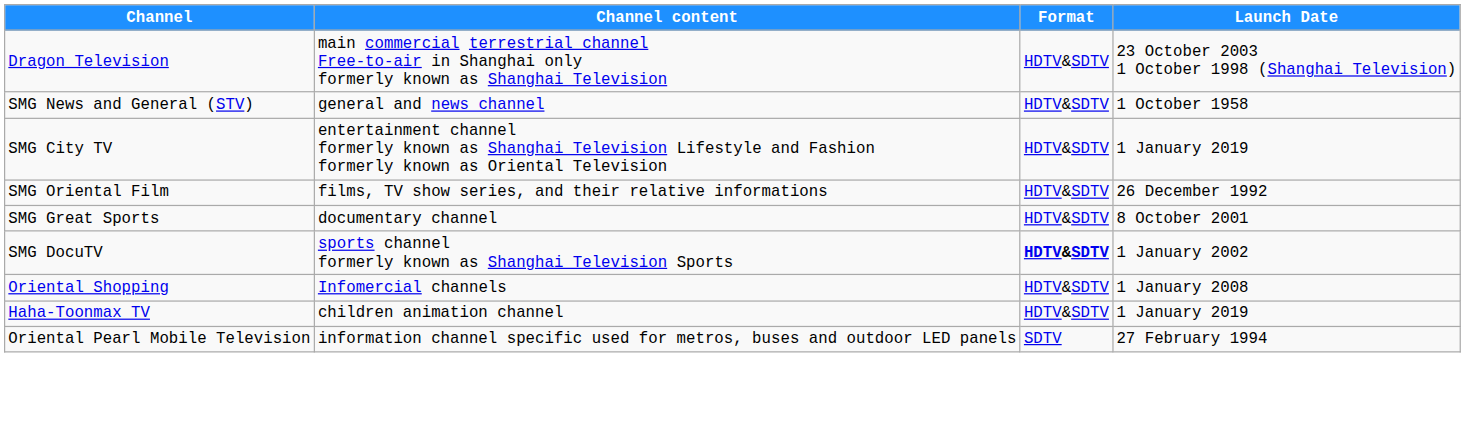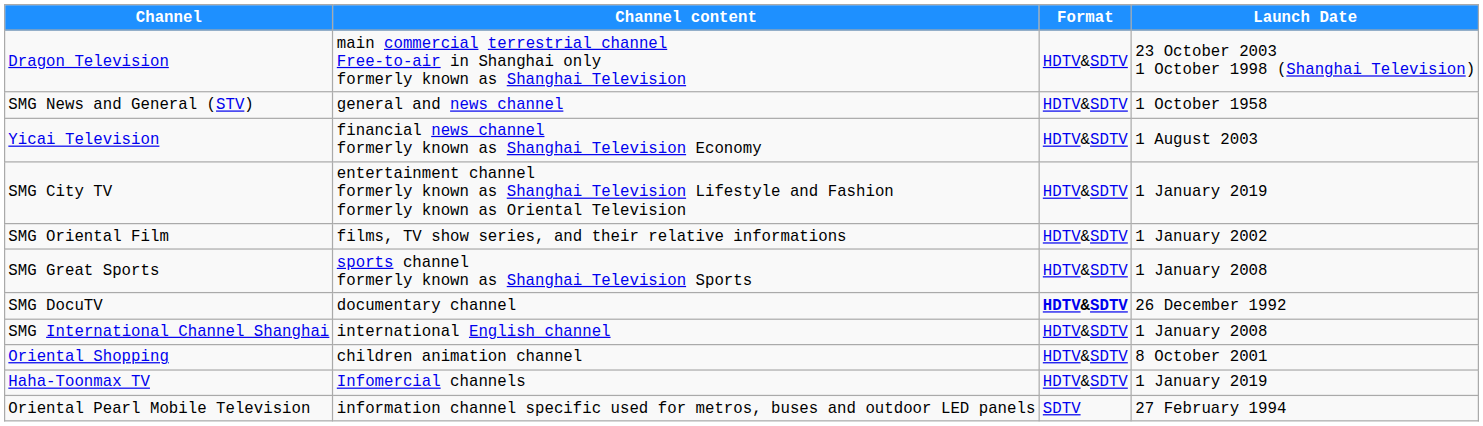+ row: (84, 140)
(1192, 193) 26 December 1992 -> (1201, 236) 1 January 2002
(408, 218) documentary channel -> (544, 271) sports channel formerly known as Shanghai Television Sports
(1182, 218) 8 October 2001 -> (1201, 271) 1 January 2008
(526, 253) sports channel formerly known as Shanghai Television Sports -> (426, 306) documentary channel
(1182, 253) 1 January 2002 -> (1211, 306) 26 December 1992
+ row: (169, 331)
(412, 288) Infomercial channels -> (460, 357) children animation channel
(1182, 288) 1 January 2008 -> (1201, 357) 8 October 2001
(441, 313) children animation channel -> (431, 383) Infomercial channels
